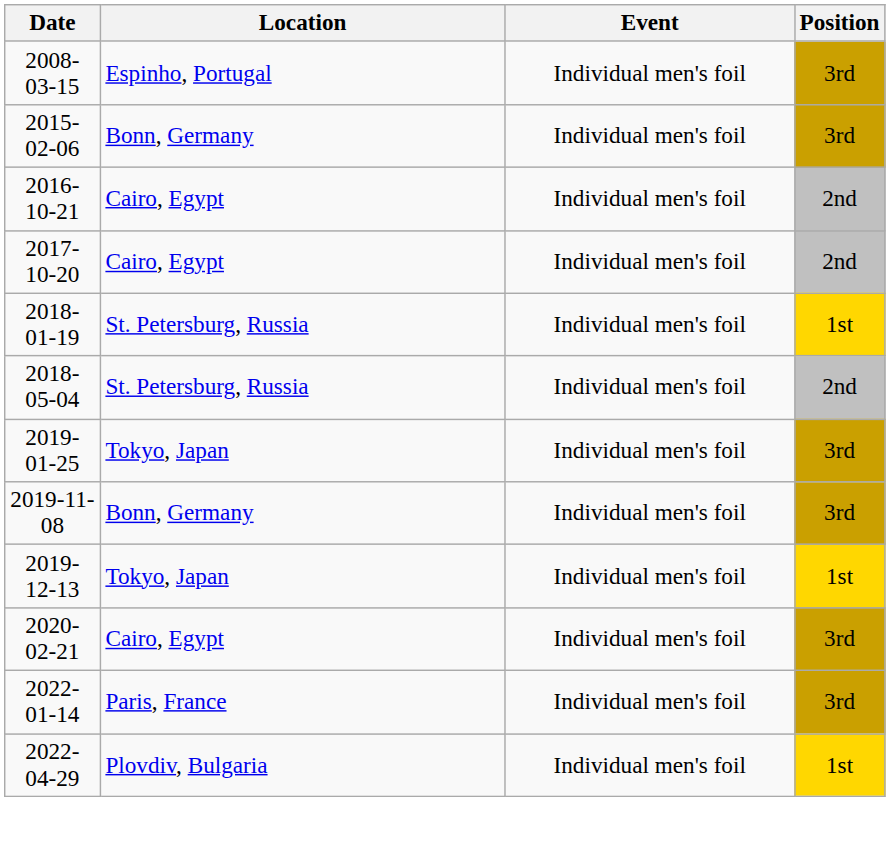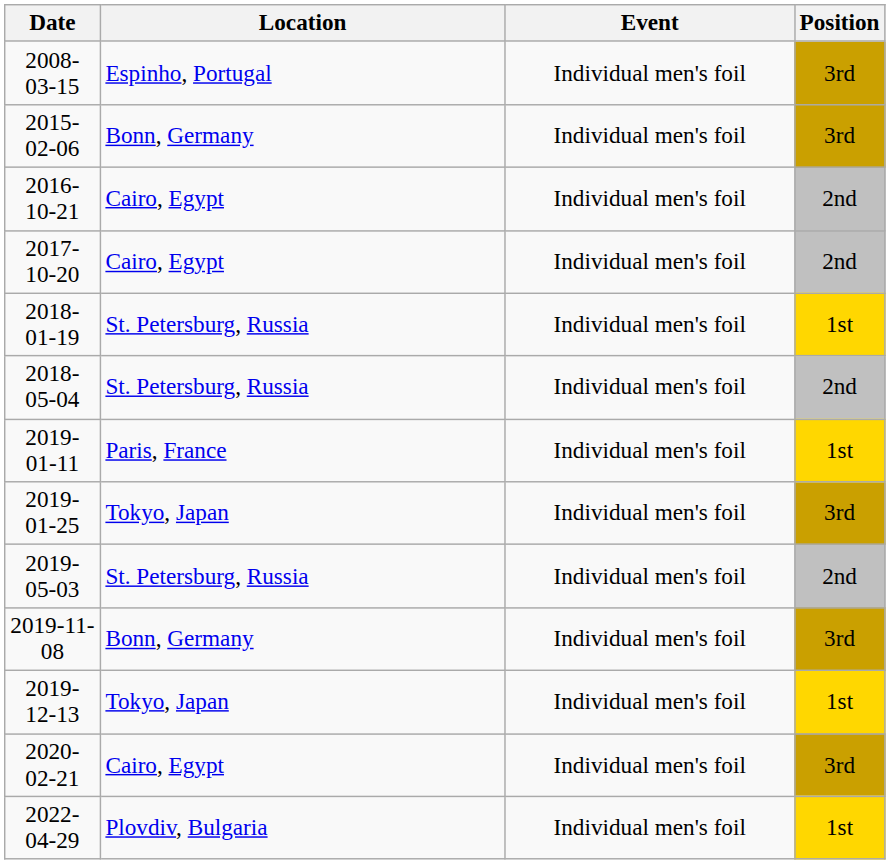+ row: (52, 450)
+ row: (52, 575)
- row: (52, 701)
